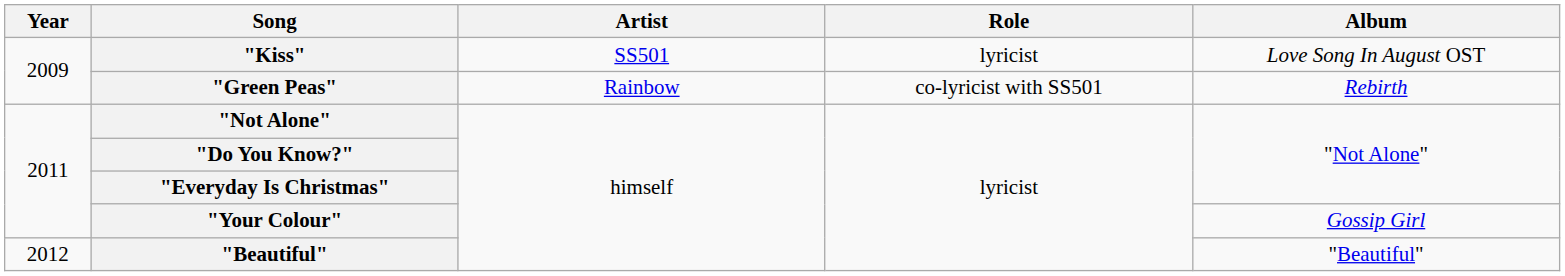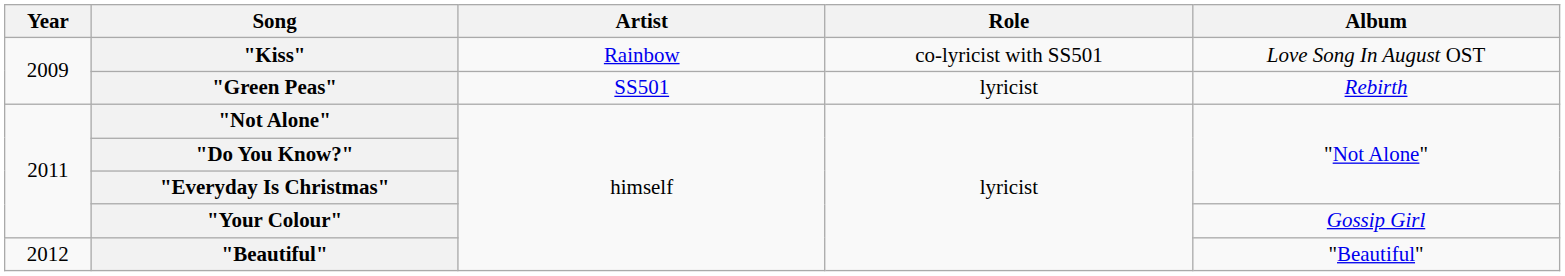(642, 54) SS501 -> (642, 54) Rainbow
(1009, 54) lyricist -> (1009, 54) co-lyricist with SS501
(642, 87) Rainbow -> (642, 87) SS501
(1009, 87) co-lyricist with SS501 -> (1009, 87) lyricist
